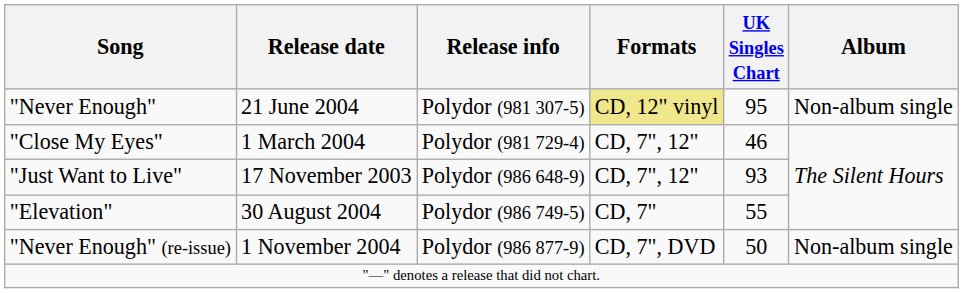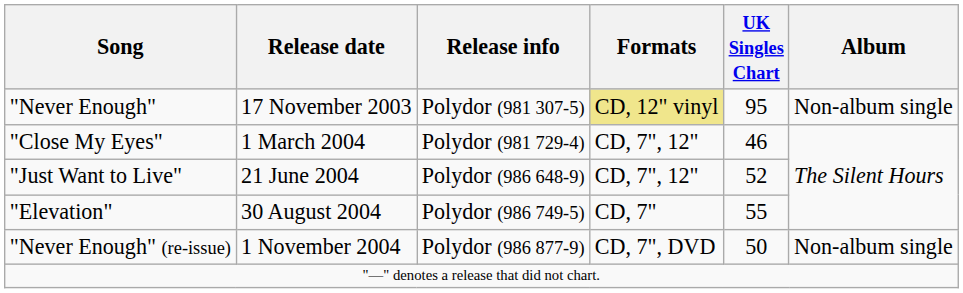(300, 106) 21 June 2004 -> (326, 106) 17 November 2003
(326, 176) 17 November 2003 -> (300, 176) 21 June 2004
(756, 176) 93 -> (756, 176) 52
